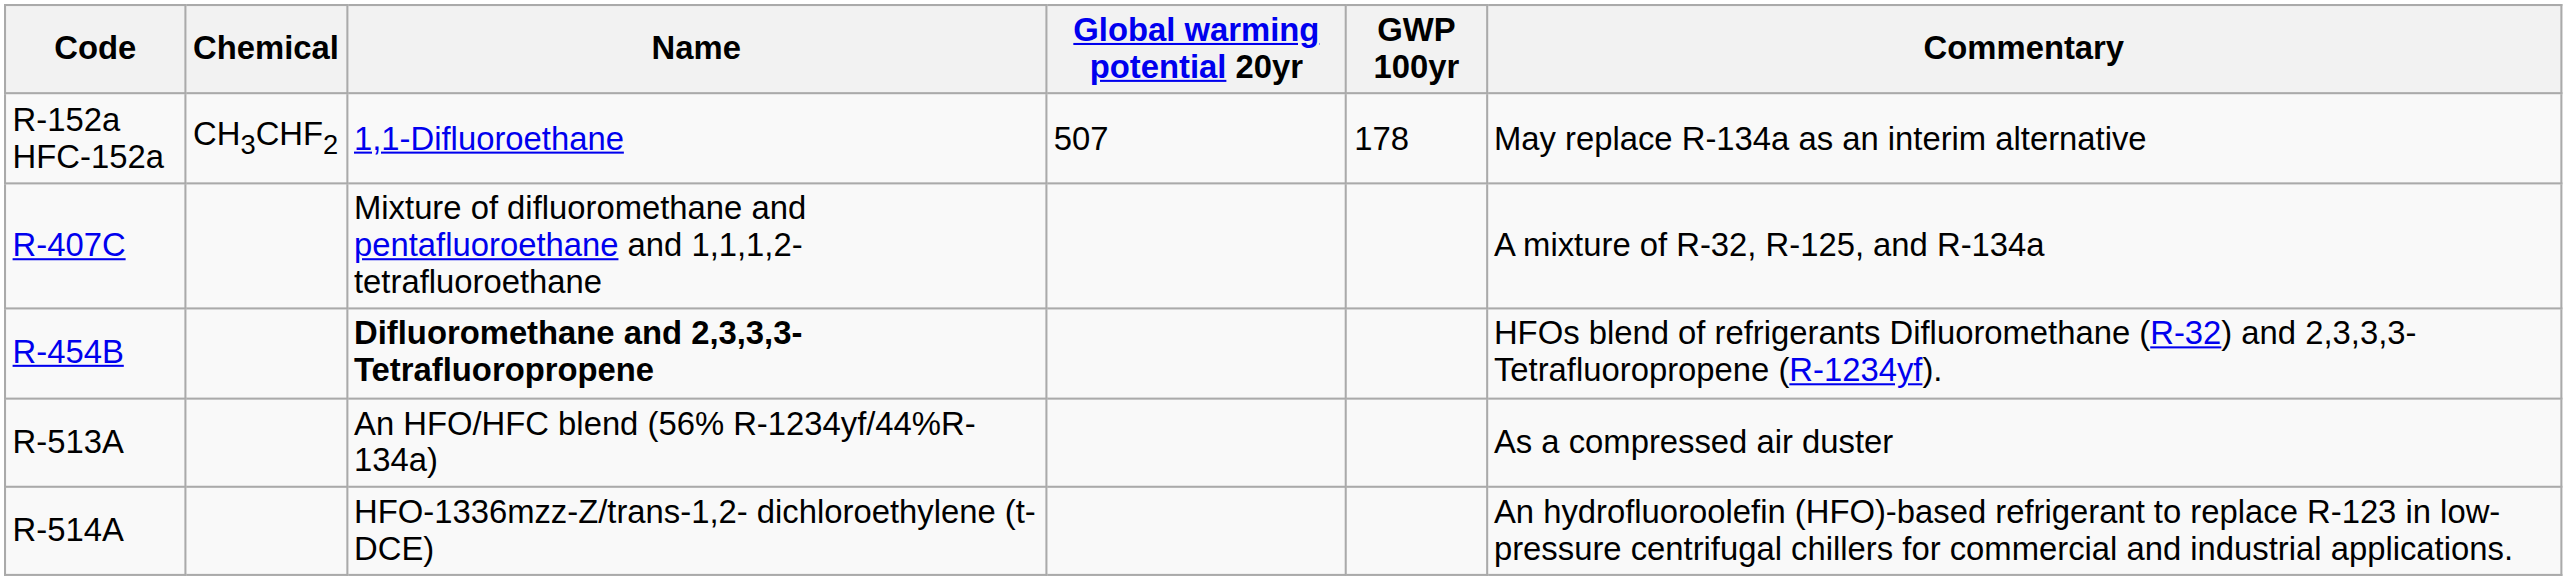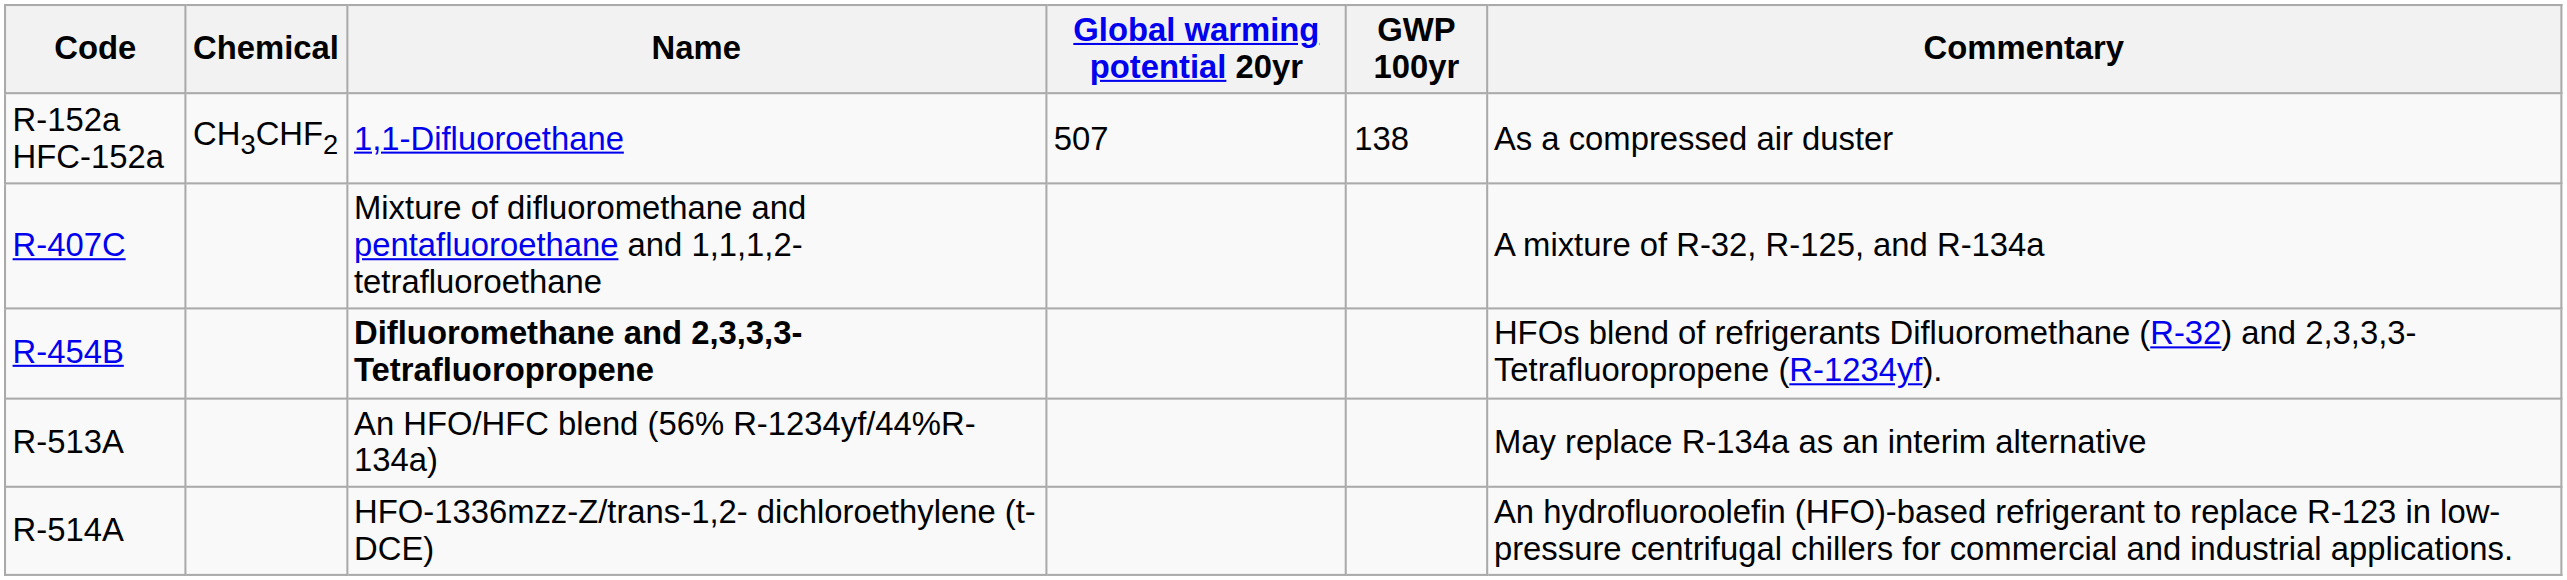(1382, 137) 178 -> (1382, 137) 138
(1820, 137) May replace R-134a as an interim alternative -> (1694, 137) As a compressed air duster
(1694, 441) As a compressed air duster -> (1820, 441) May replace R-134a as an interim alternative
